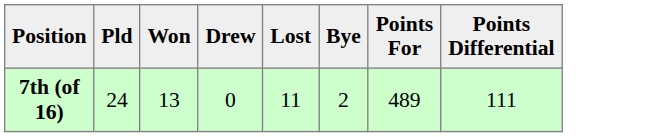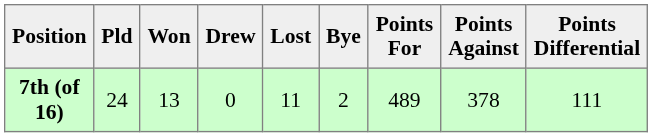+ column: (484, 36)
